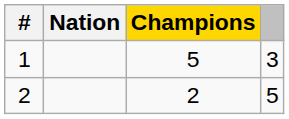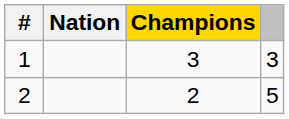(193, 58) 5 -> (193, 58) 3
